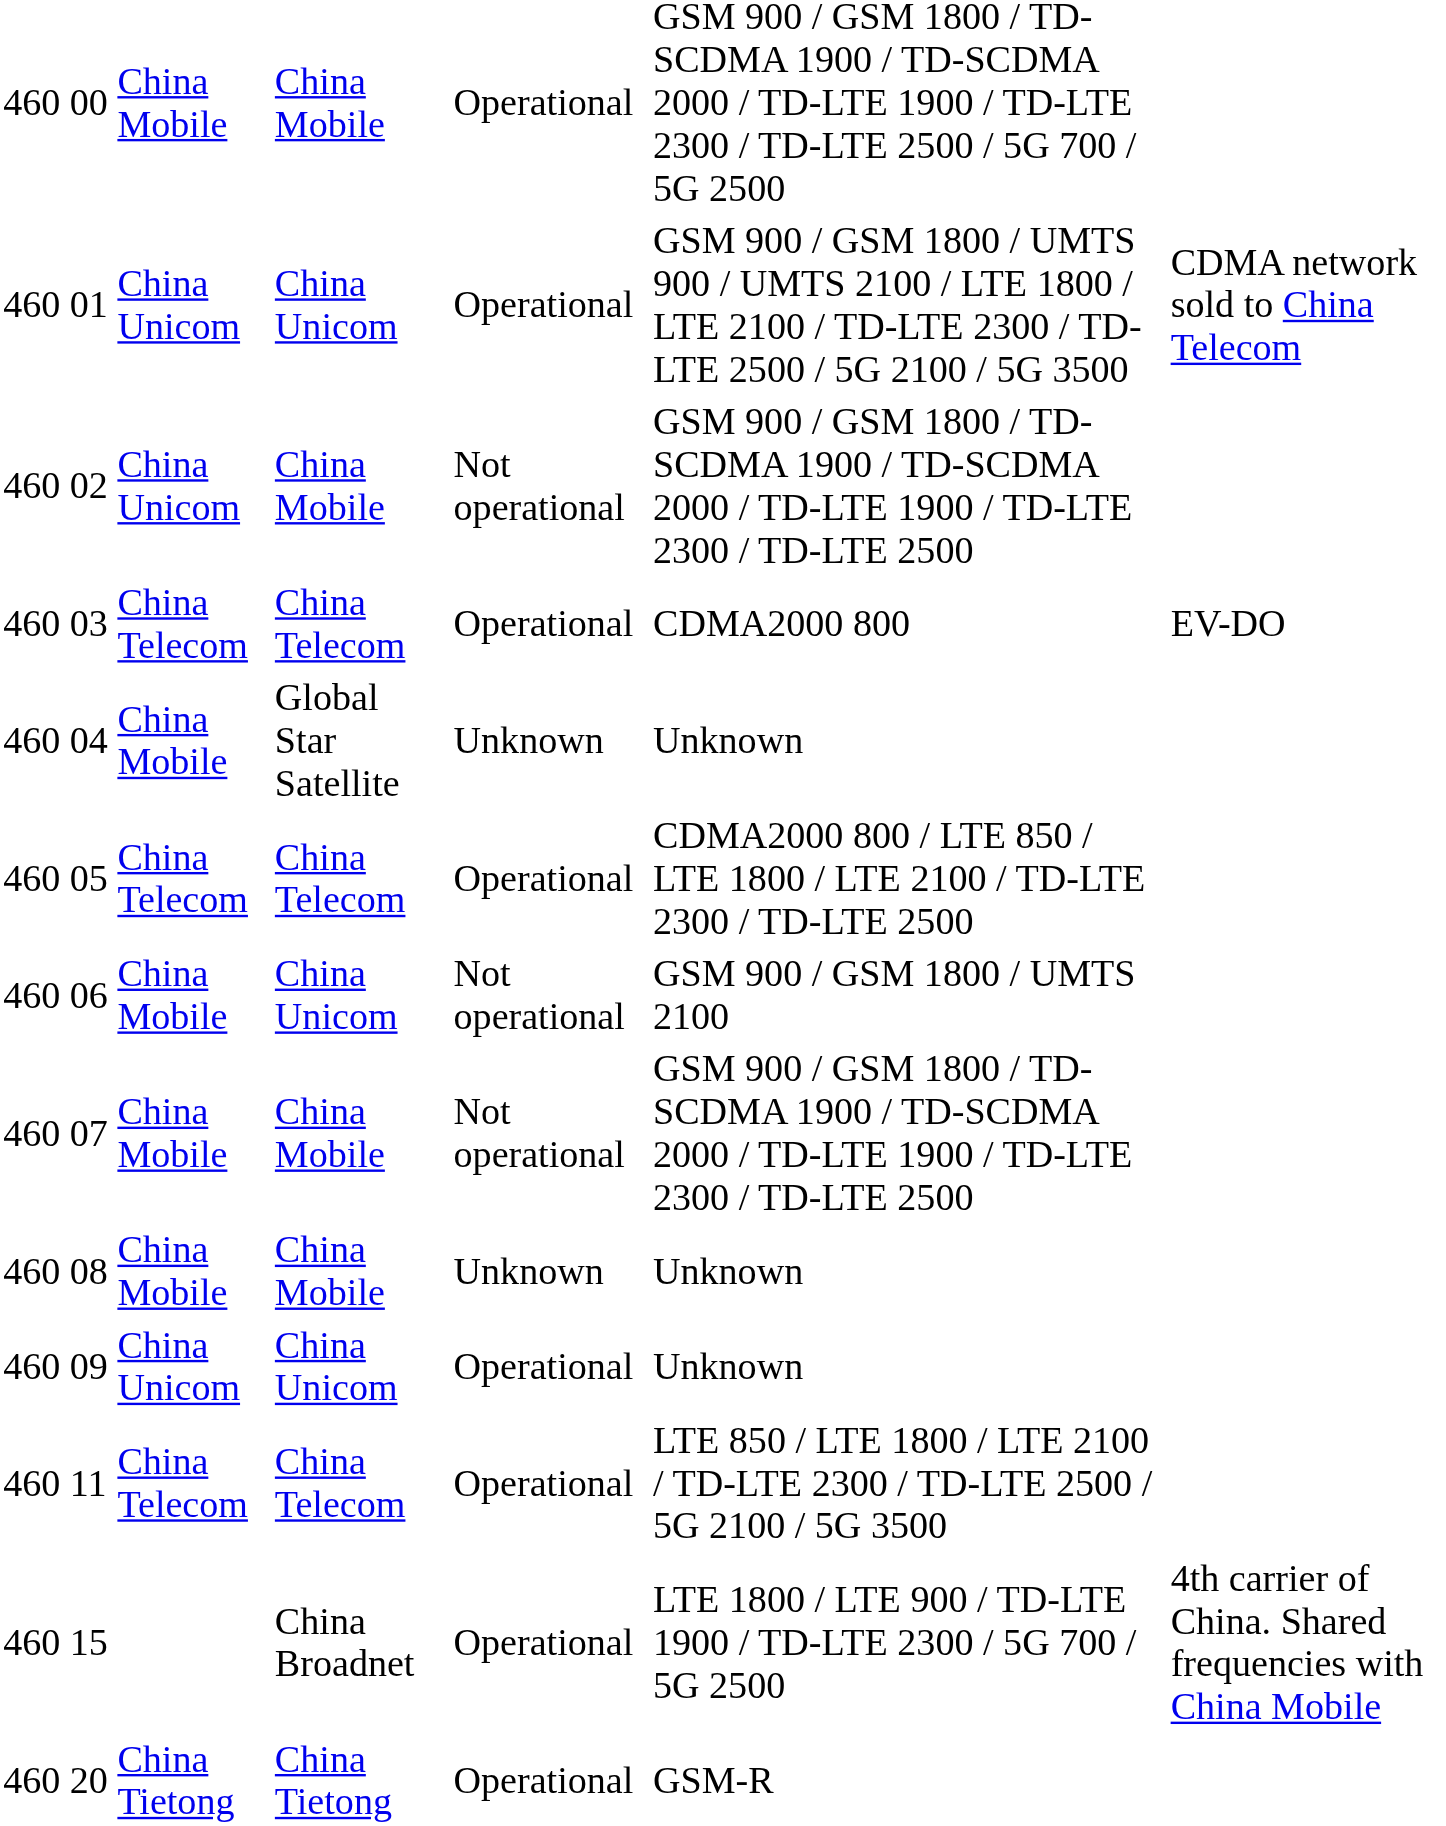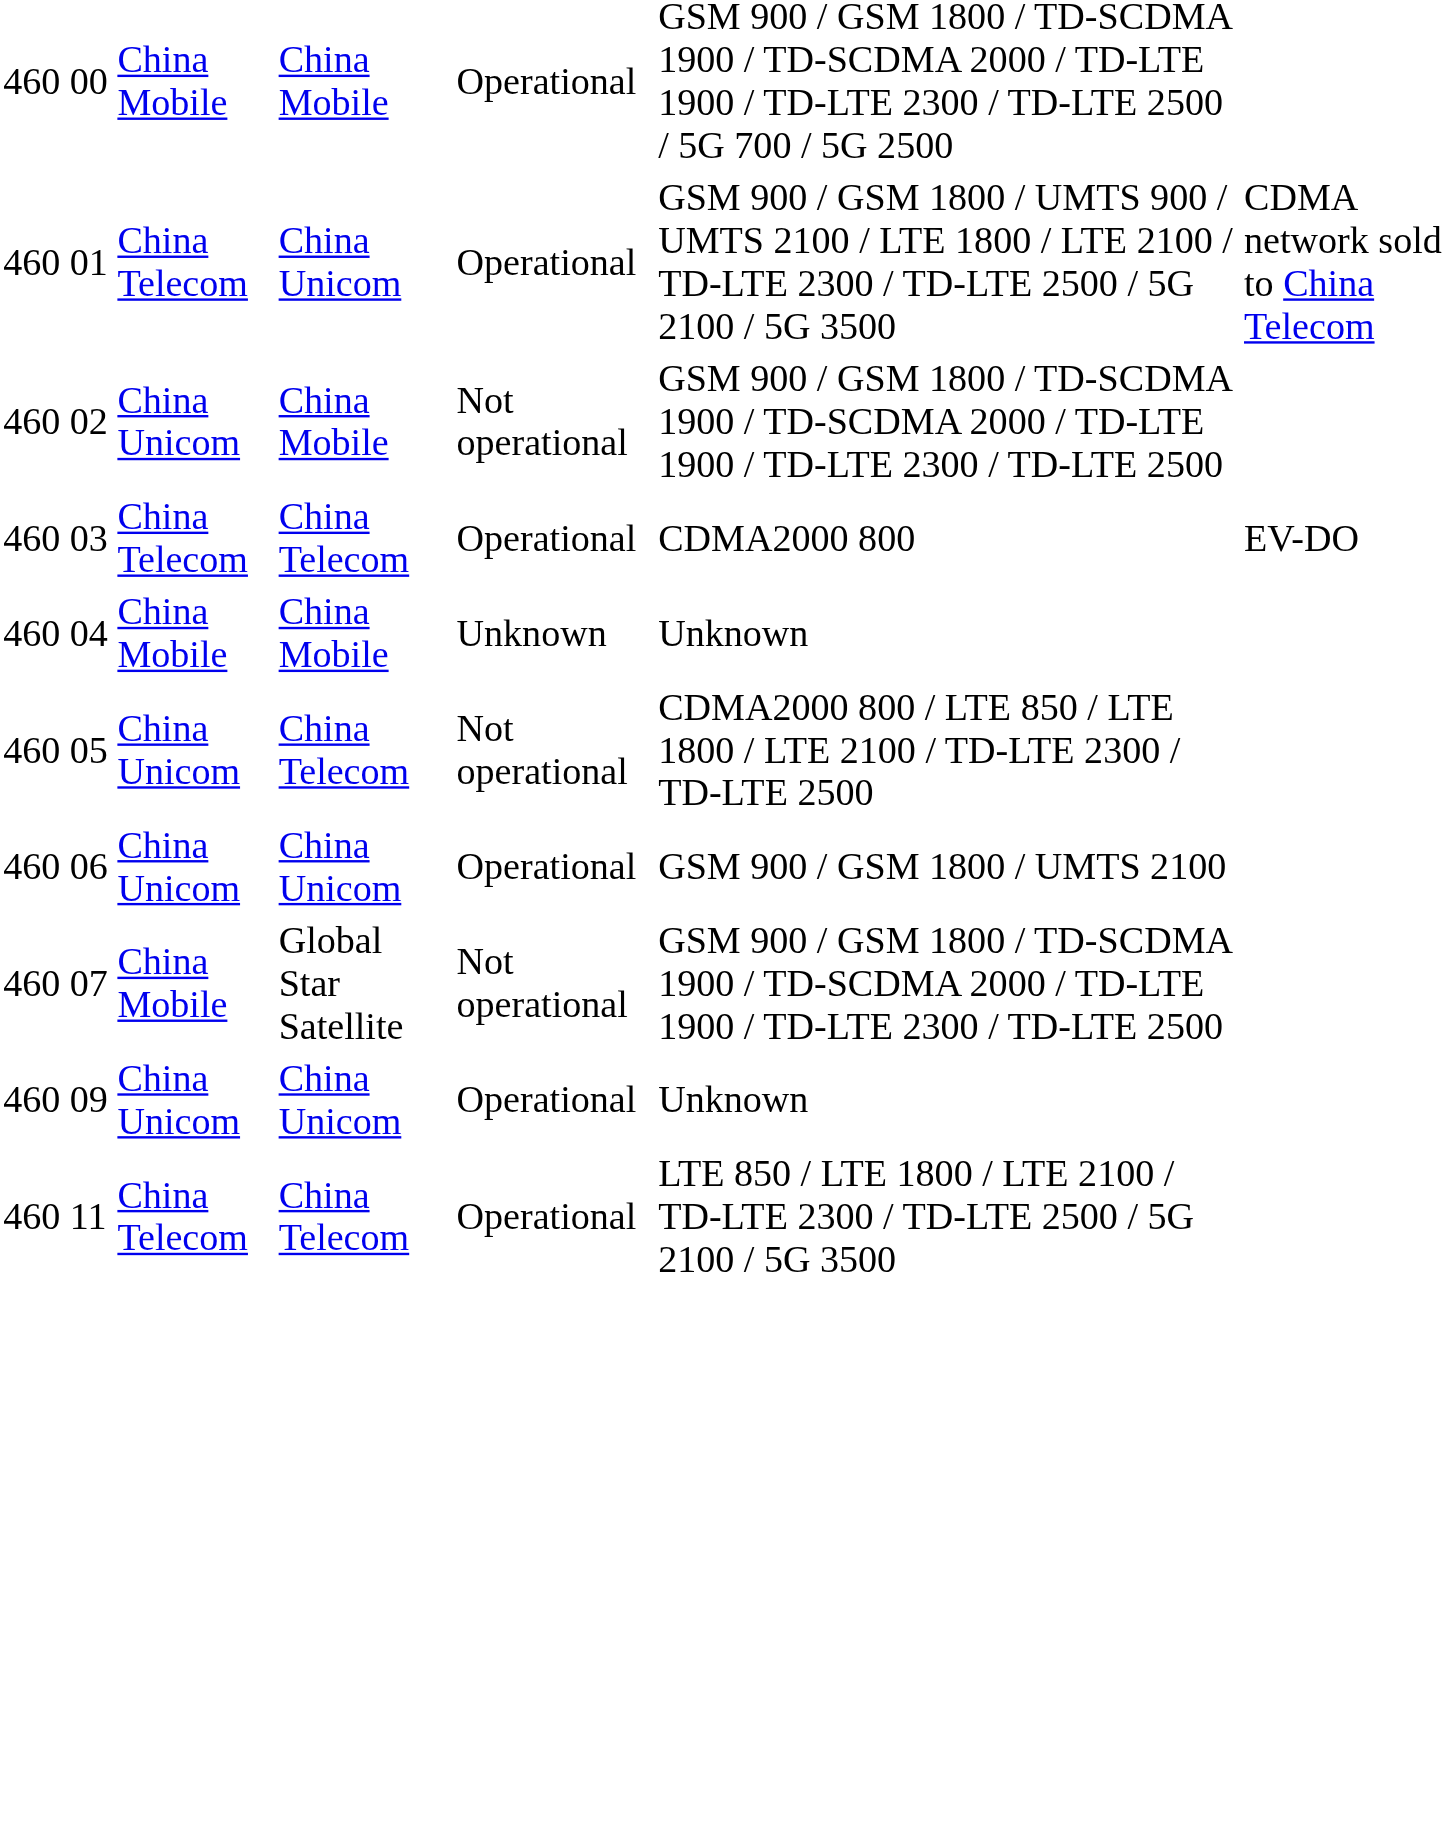(179, 304) China Unicom -> (183, 262) China Telecom
(337, 740) Global Star Satellite -> (334, 633) China Mobile
(183, 878) China Telecom -> (179, 749) China Unicom
(543, 878) Operational -> (542, 749) Not operational
(172, 995) China Mobile -> (179, 866) China Unicom
(539, 995) Not operational -> (546, 866) Operational
(330, 1133) China Mobile -> (341, 983) Global Star Satellite
- row: (89, 1271)
- row: (89, 1642)
- row: (89, 1780)
